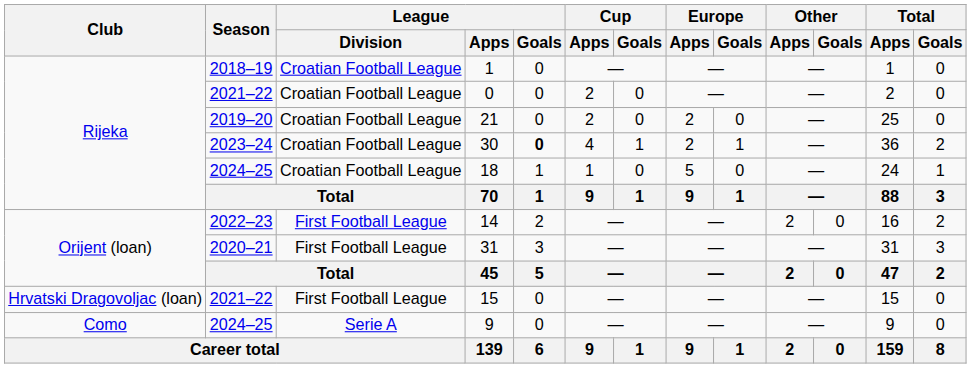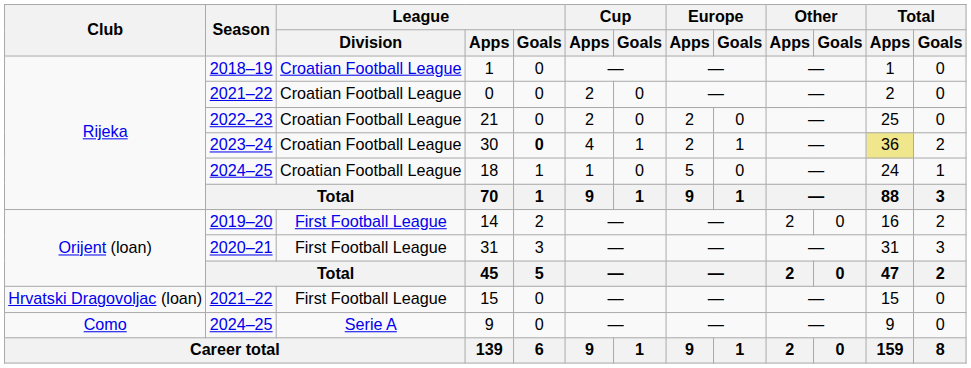(241, 119) 2019–20 -> (241, 119) 2022–23
(890, 145) no background -> (890, 145) khaki background
(241, 222) 2022–23 -> (241, 222) 2019–20
